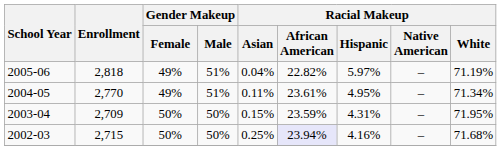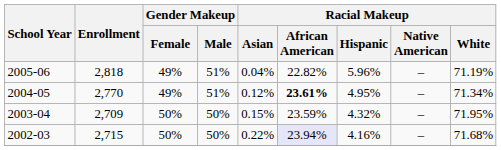(364, 72) 5.97% -> (364, 72) 5.96%
(258, 93) 0.11% -> (258, 93) 0.12%
(307, 93) normal -> (307, 93) bold
(364, 114) 4.31% -> (364, 114) 4.32%
(258, 135) 0.25% -> (258, 135) 0.22%
